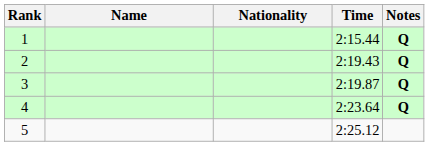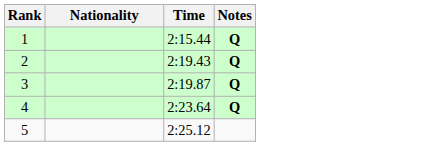- column: (129, 15)
